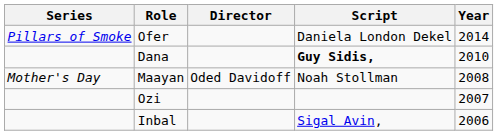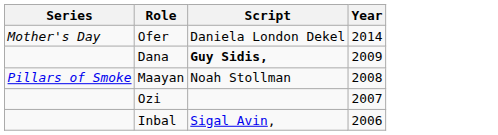- column: (241, 15)
(70, 36) Pillars of Smoke -> (54, 36) Mother's Day
(474, 57) 2010 -> (367, 57) 2009
(54, 78) Mother's Day -> (70, 78) Pillars of Smoke
